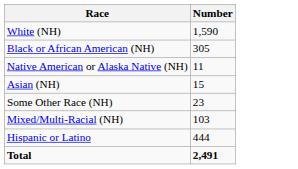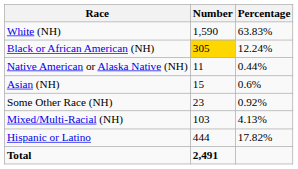+ column: (264, 13)
(201, 48) no background -> (201, 48) gold background
